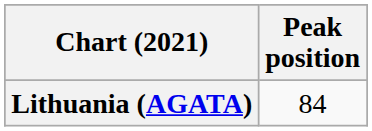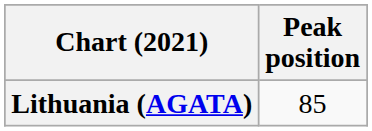(313, 102) 84 -> (313, 102) 85
